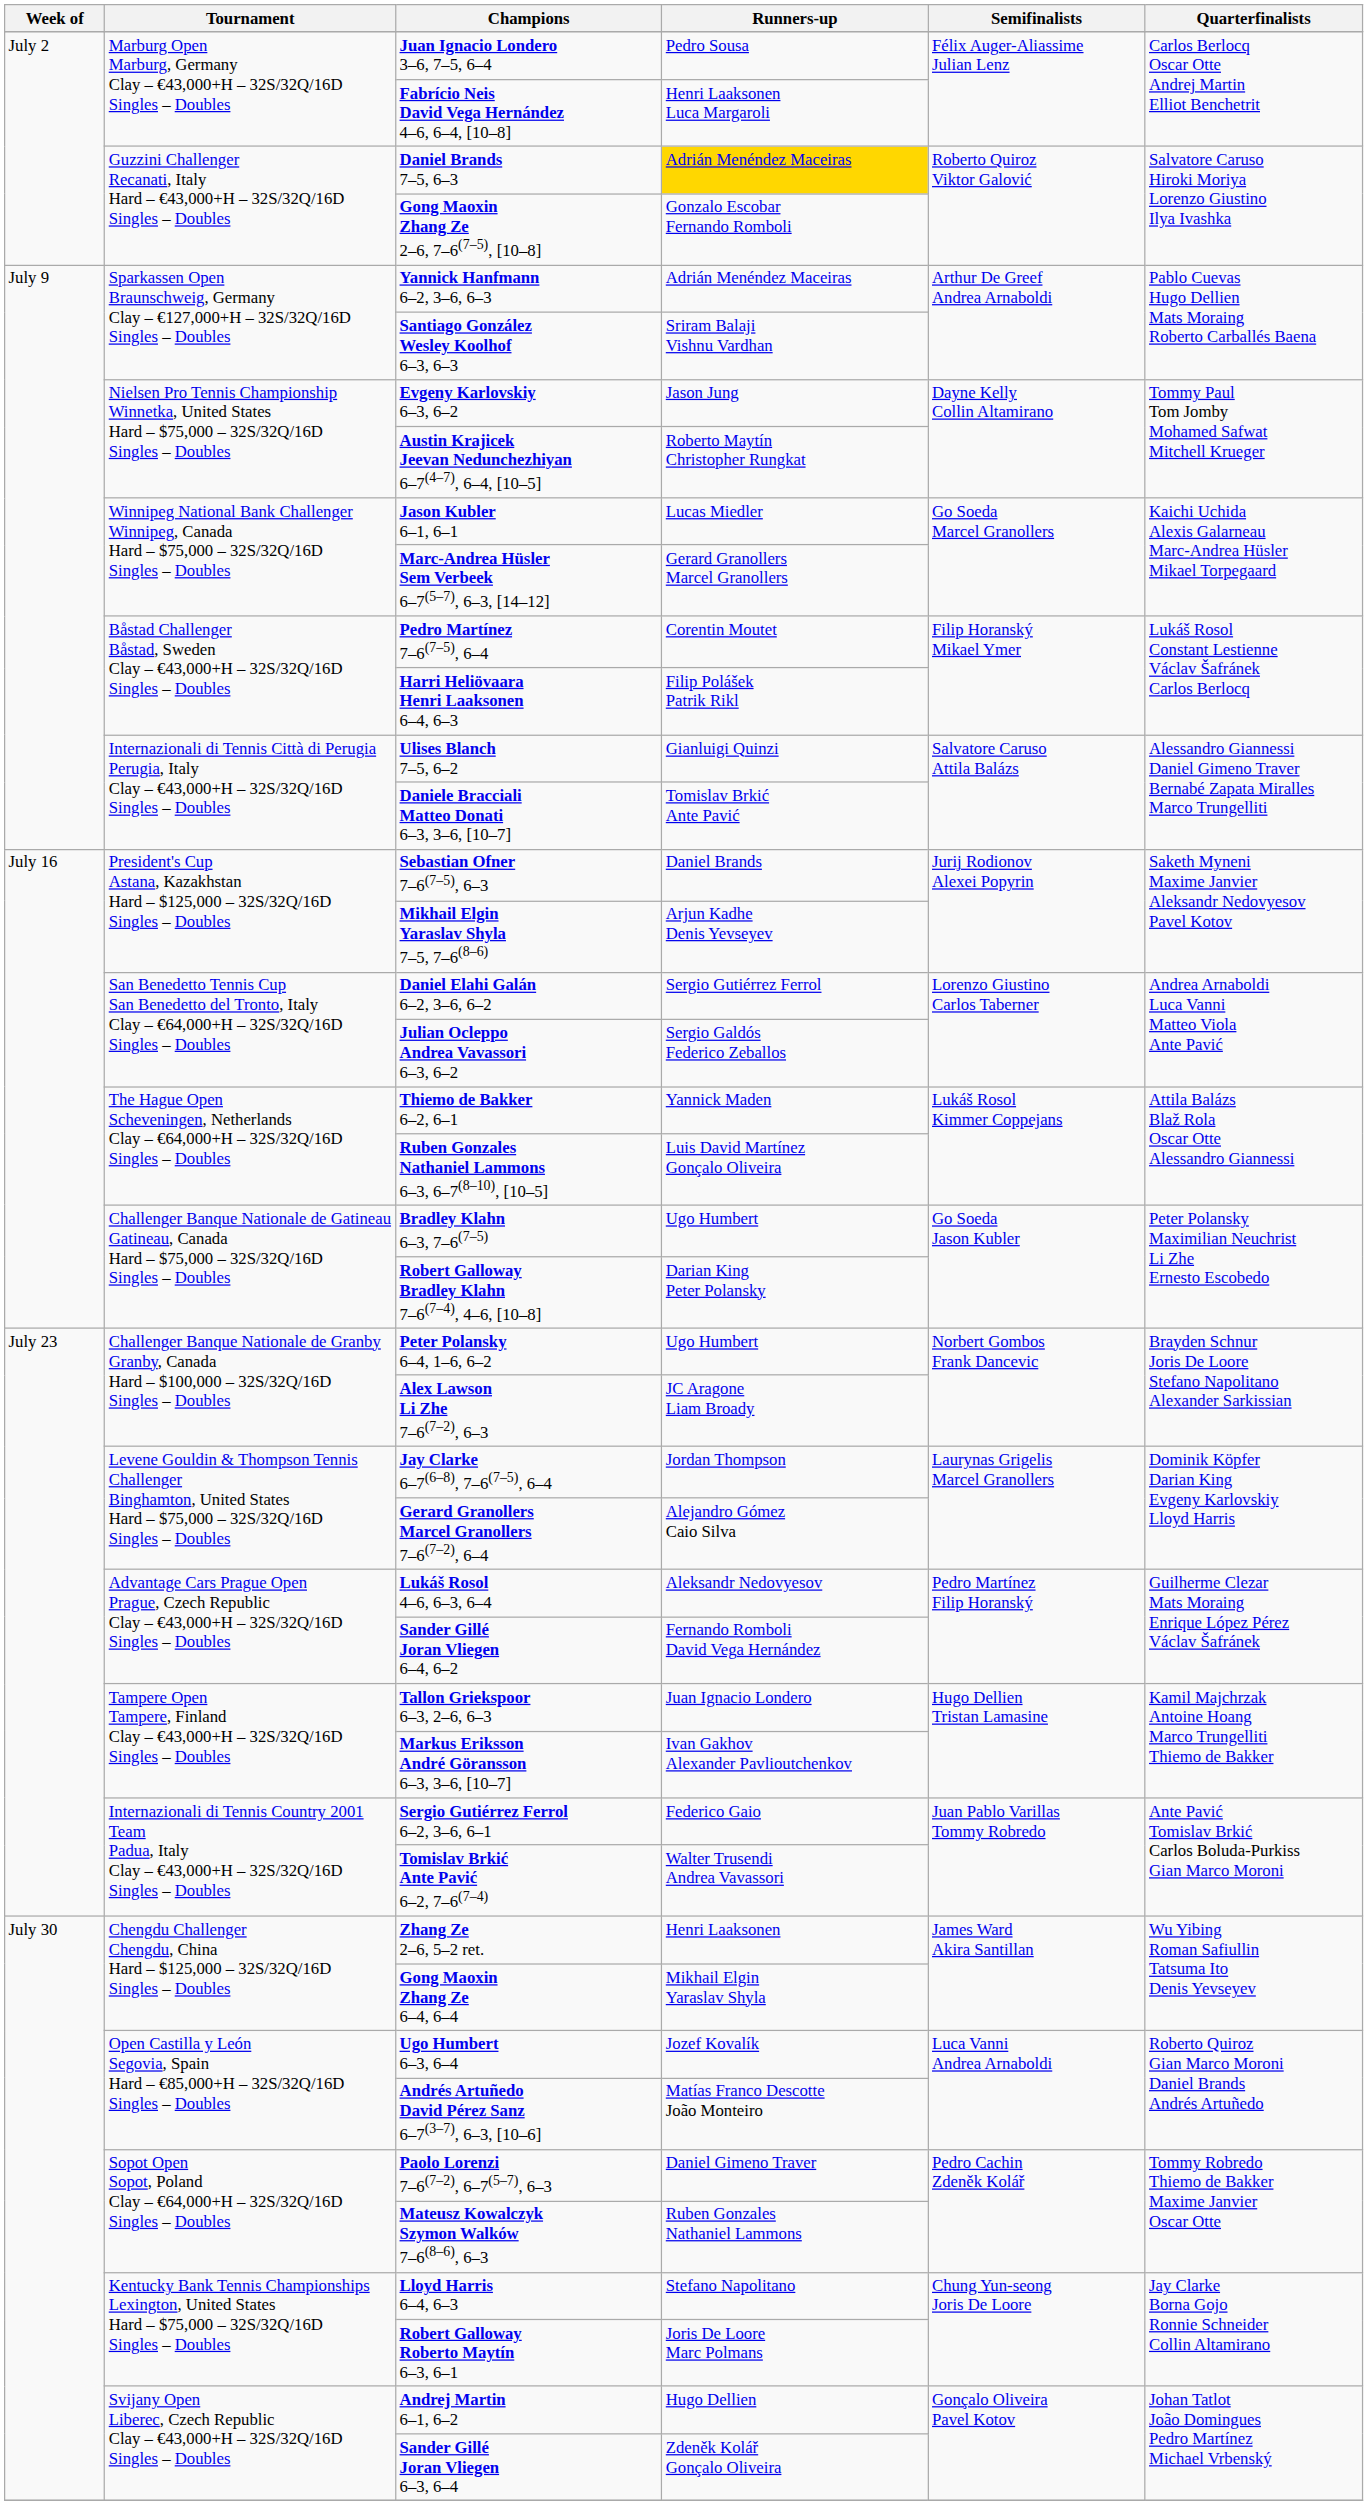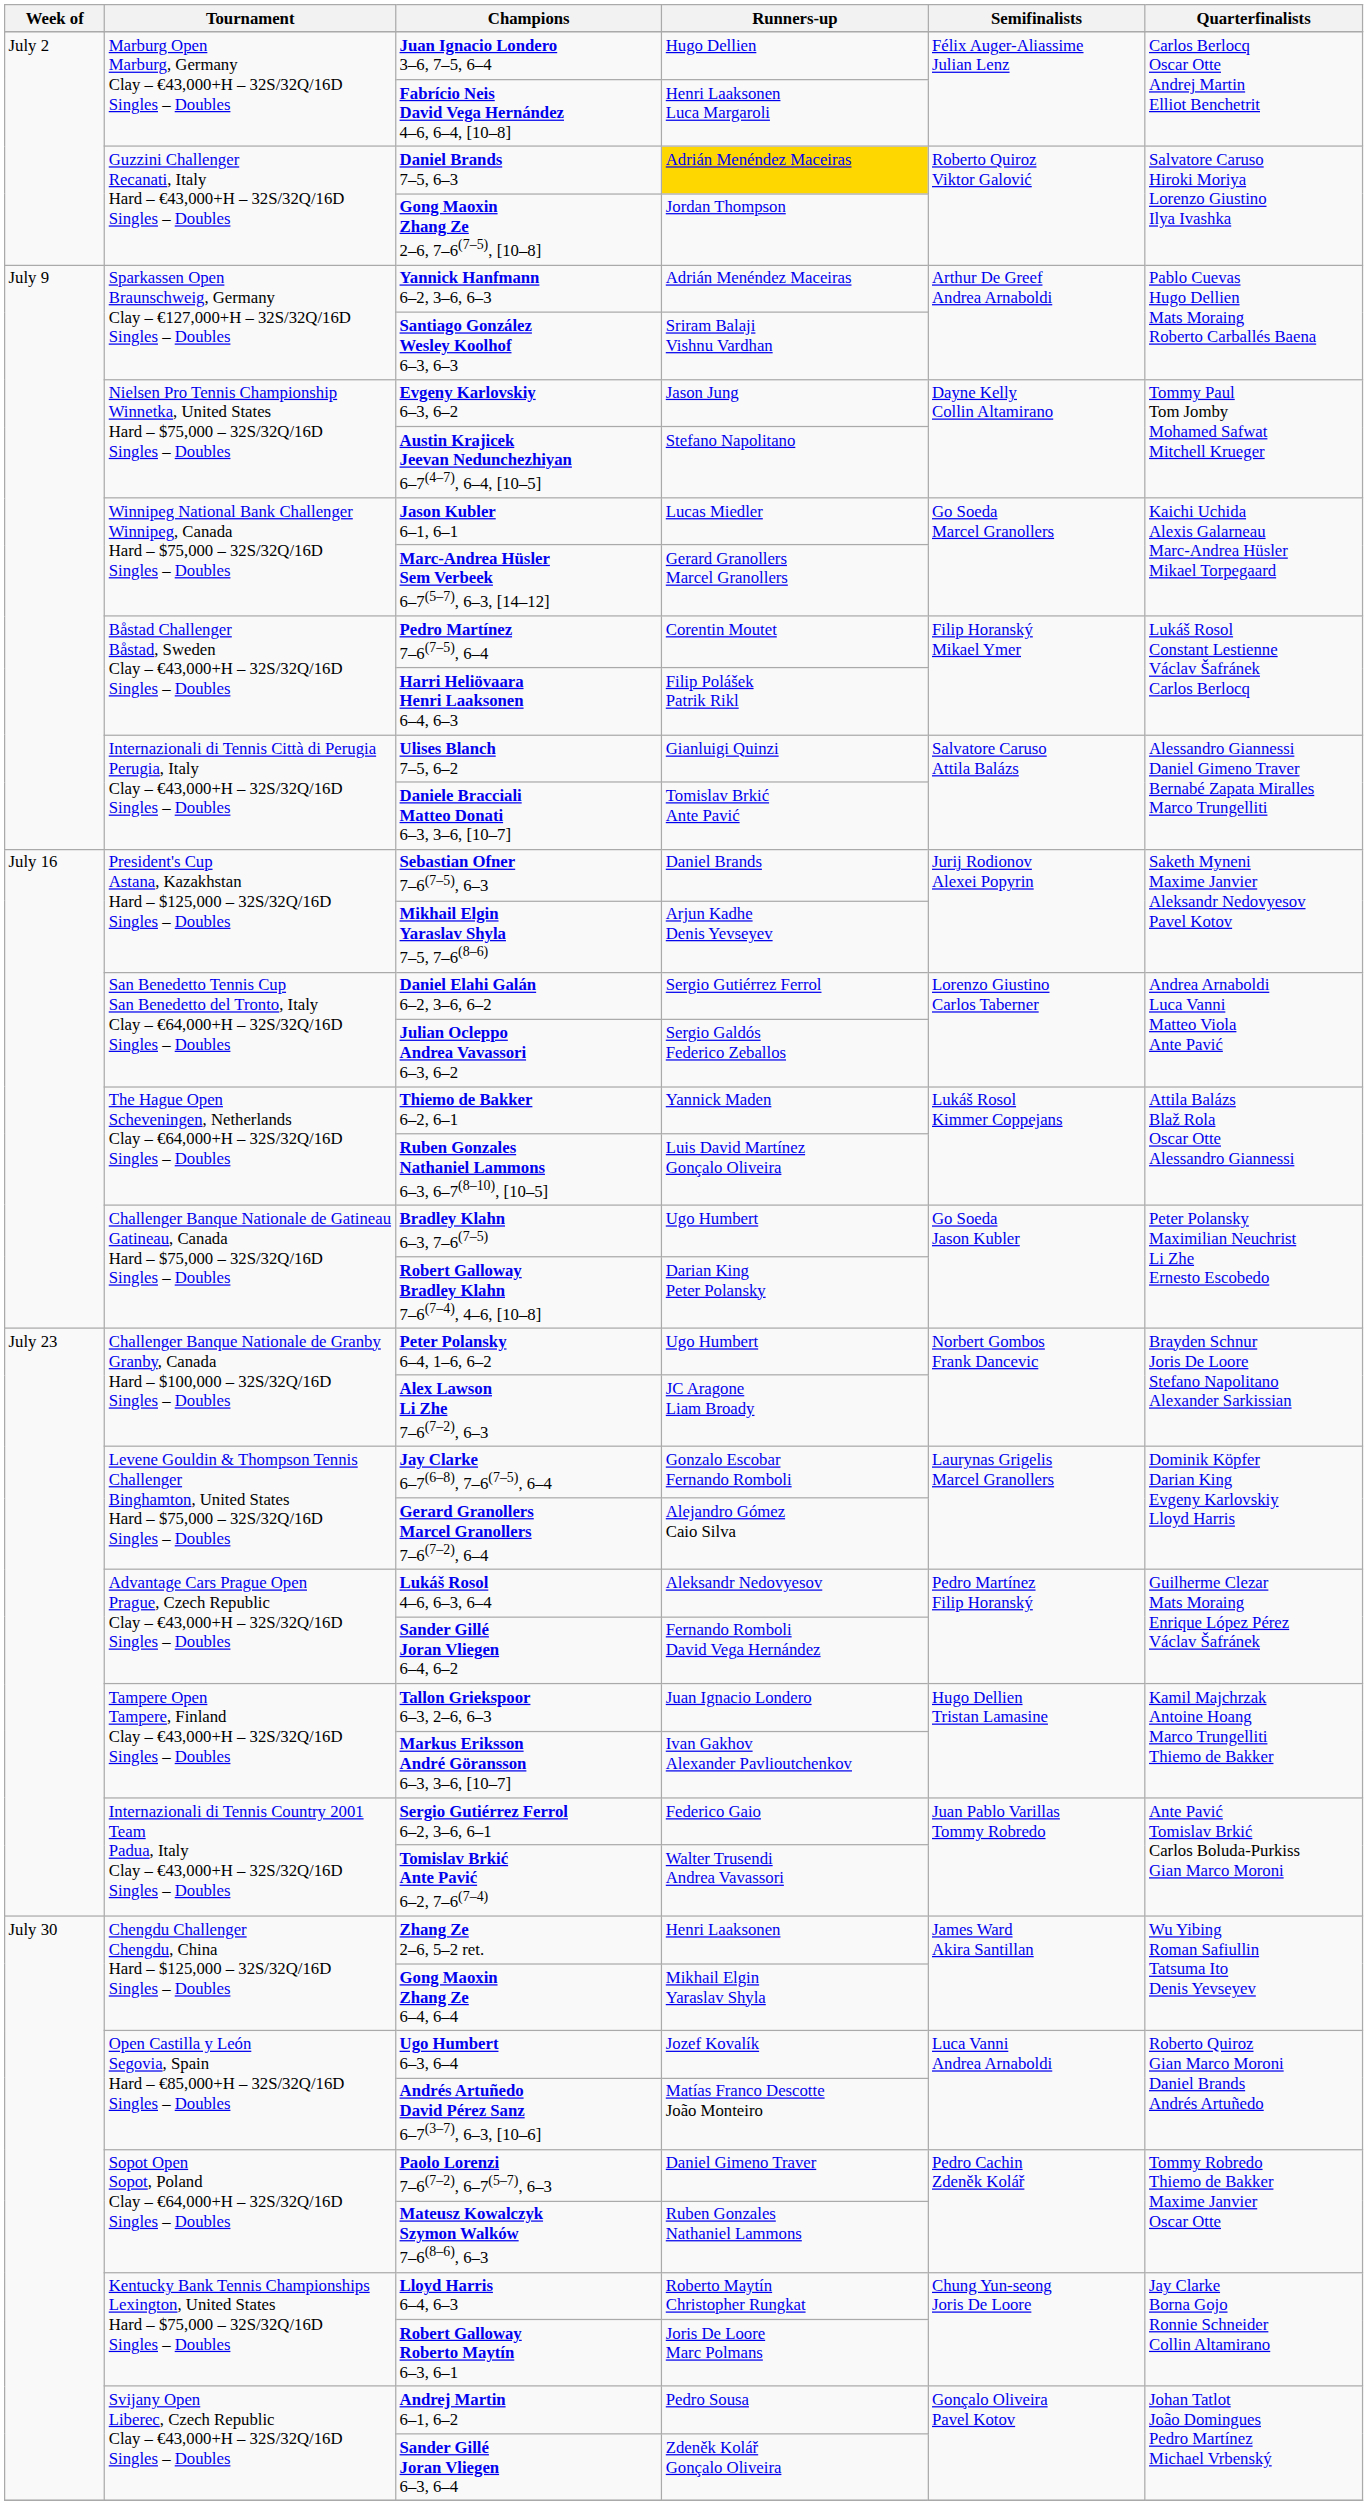(707, 45) Pedro Sousa -> (711, 45) Hugo Dellien
(729, 216) Gonzalo Escobar Fernando Romboli -> (726, 207) Jordan Thompson
(736, 449) Roberto Maytín Christopher Rungkat -> (731, 439) Stefano Napolitano
(726, 1459) Jordan Thompson -> (729, 1469) Gonzalo Escobar Fernando Romboli
(731, 2285) Stefano Napolitano -> (736, 2295) Roberto Maytín Christopher Rungkat
(711, 2399) Hugo Dellien -> (707, 2399) Pedro Sousa
